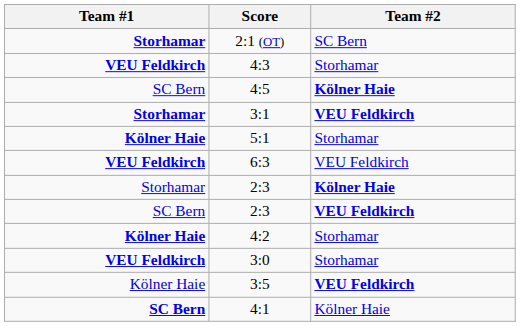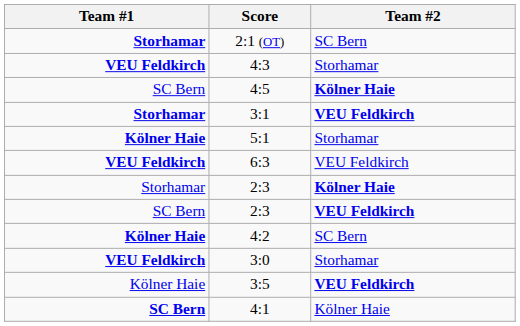(346, 235) Storhamar -> (341, 235) SC Bern
